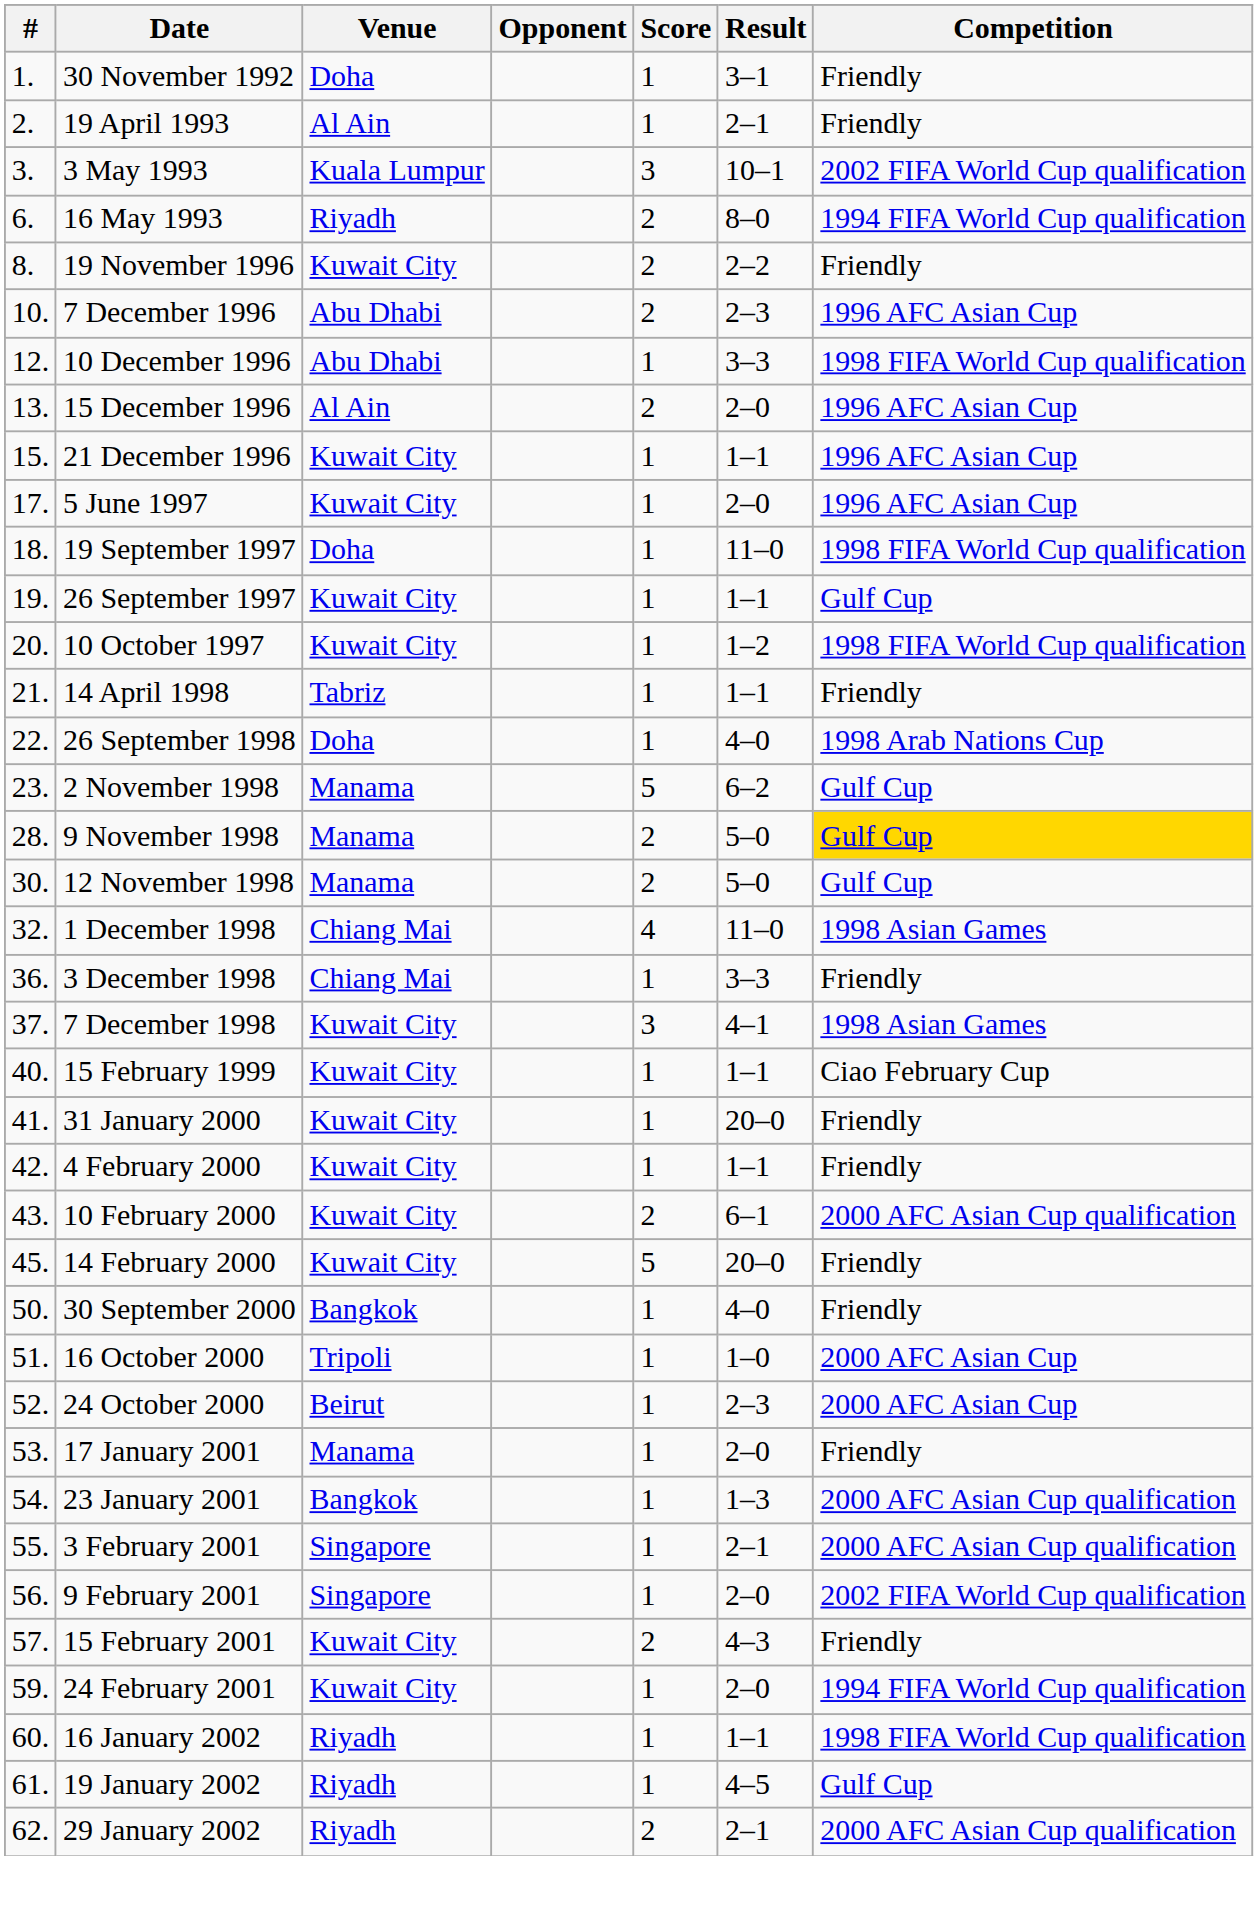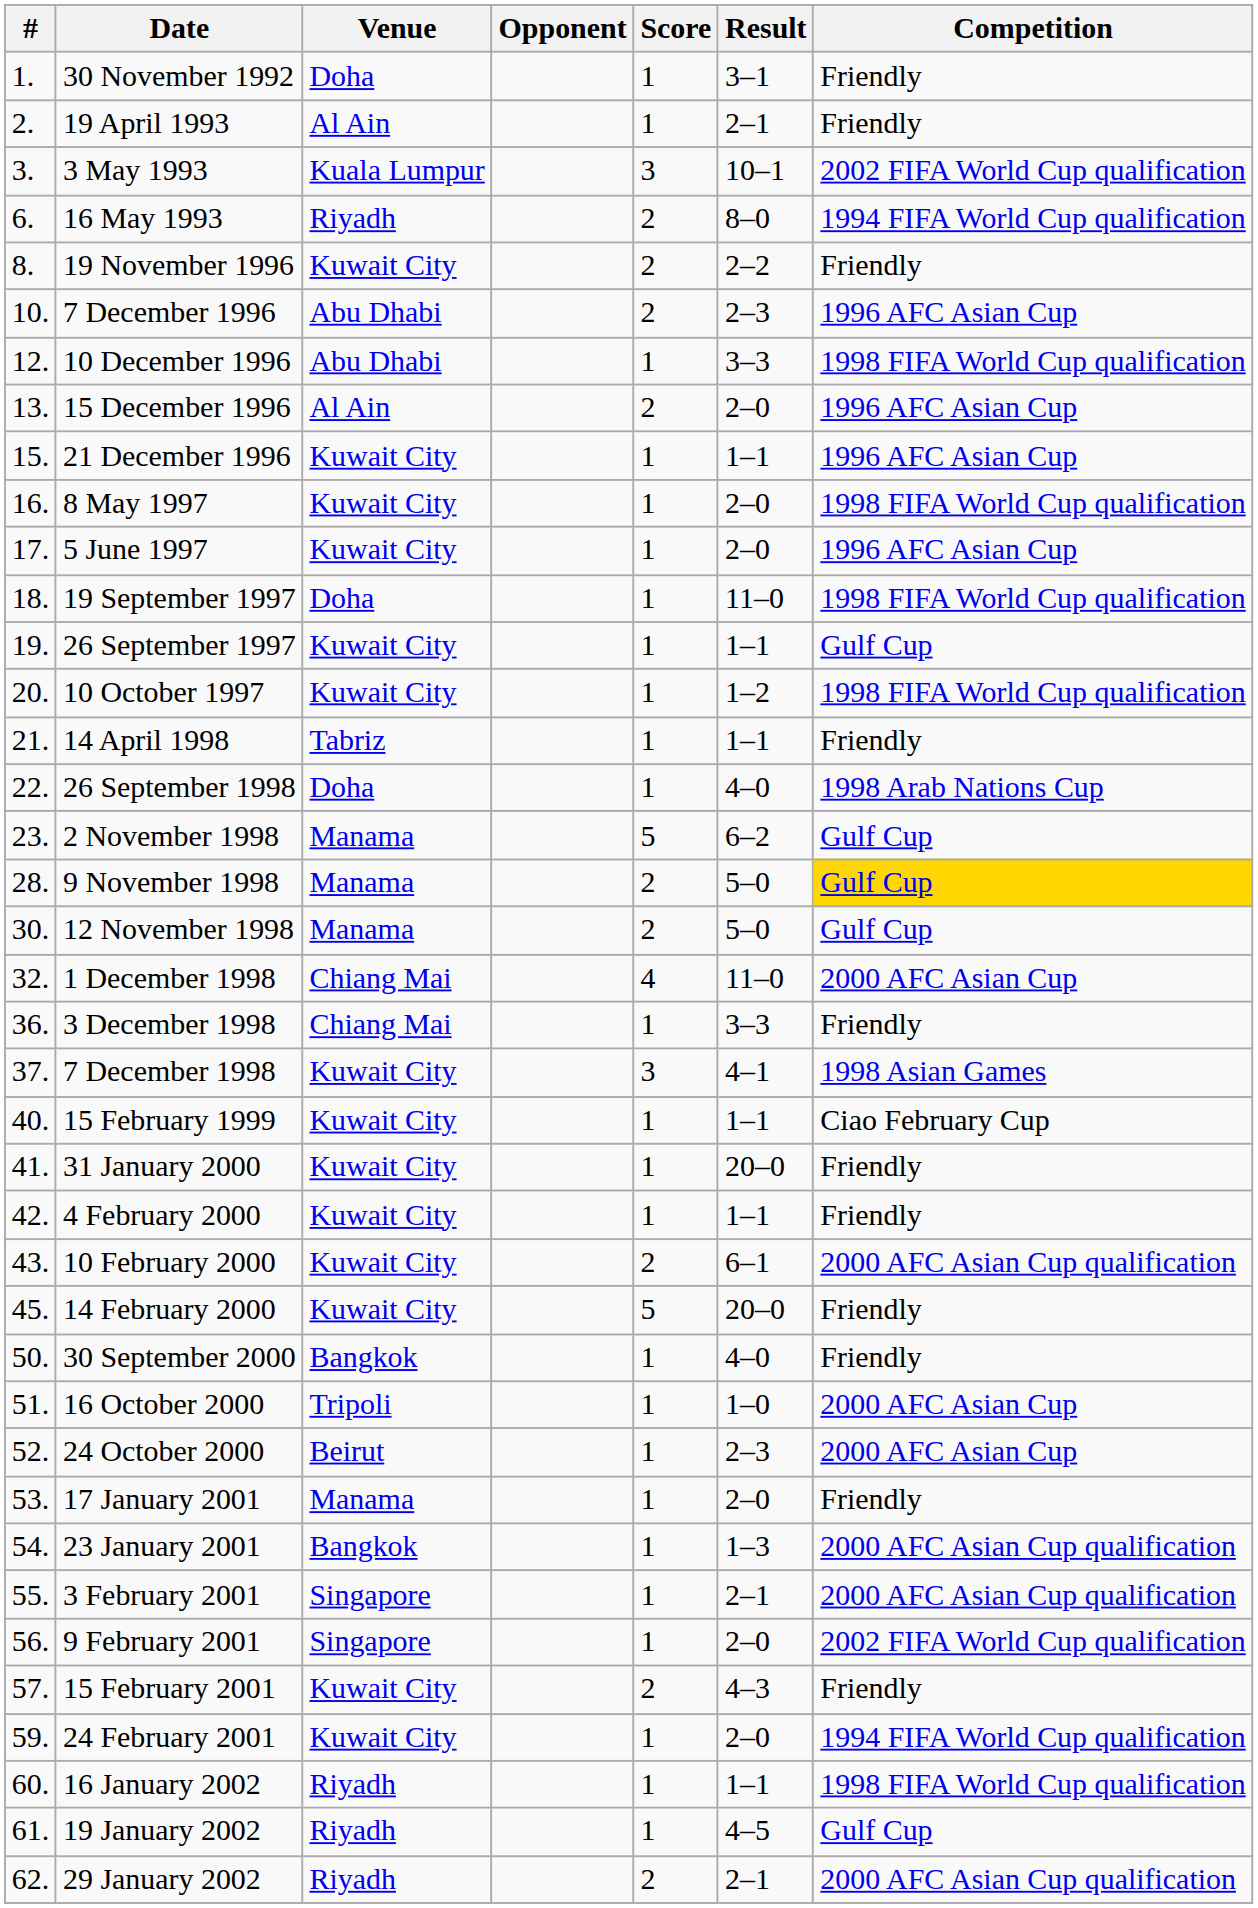+ row: (135, 502)
(933, 929) 1998 Asian Games -> (949, 977) 2000 AFC Asian Cup
